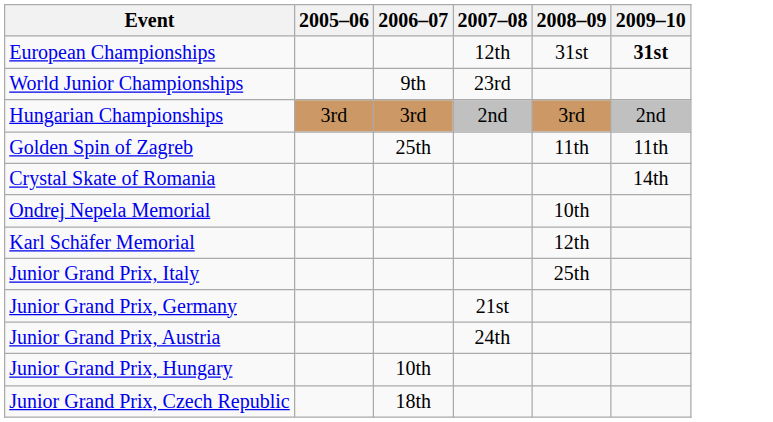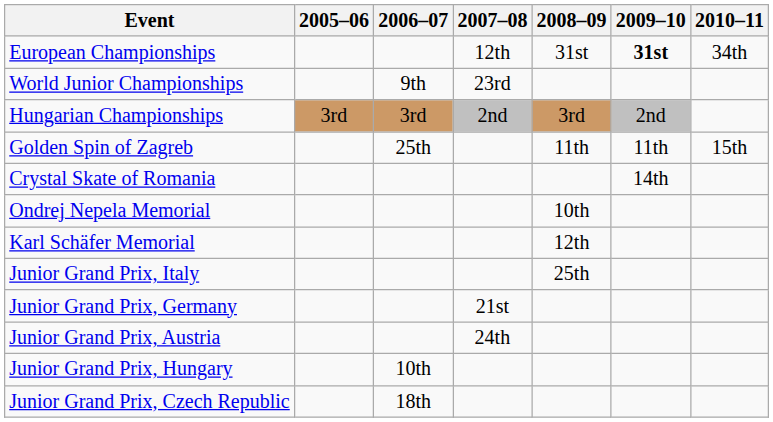+ column: (730, 20)
